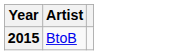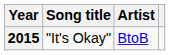+ column: (78, 15)
